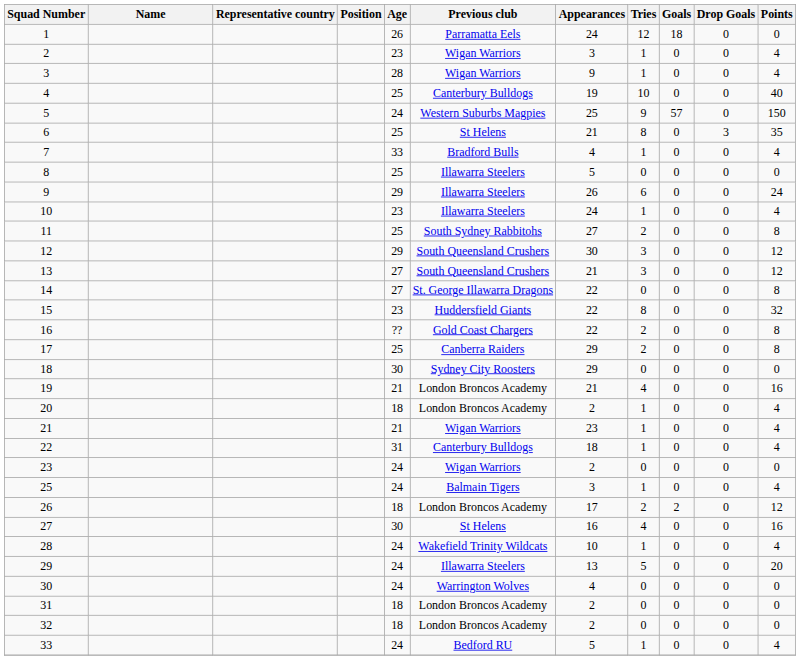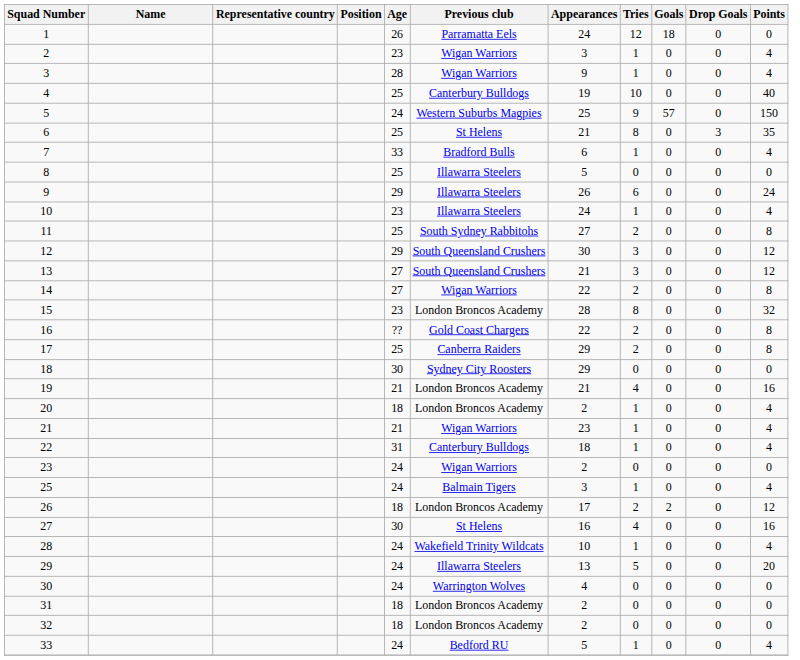(592, 152) 4 -> (584, 152) 6
(483, 290) St. George Illawarra Dragons -> (479, 290) Wigan Warriors
(643, 290) 0 -> (636, 290) 2
(483, 310) Huddersfield Giants -> (479, 310) London Broncos Academy
(592, 310) 22 -> (584, 310) 28
